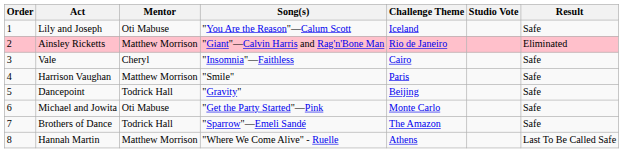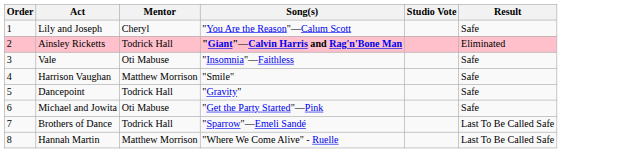- column: (427, 12)
(145, 28) Oti Mabuse -> (135, 28) Cheryl
(160, 44) Matthew Morrison -> (147, 44) Todrick Hall
(293, 44) normal -> (302, 44) bold
(135, 60) Cheryl -> (145, 60) Oti Mabuse
(532, 124) Safe -> (508, 124) Last To Be Called Safe
